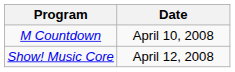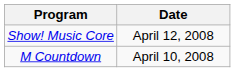rows swapped: (61, 35) <-> (61, 56)
